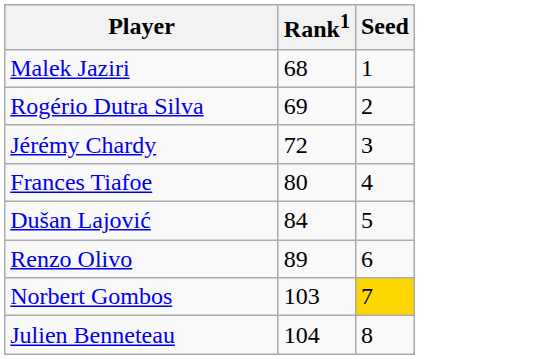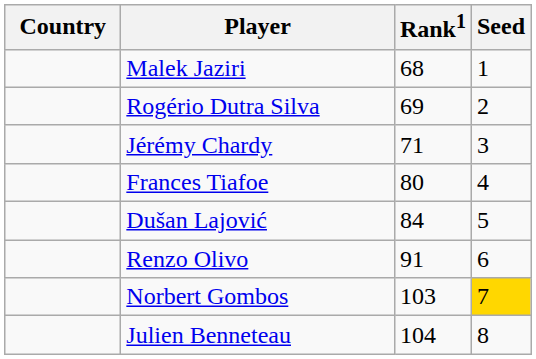+ column: (63, 26)
(296, 144) 72 -> (412, 144) 71
(296, 258) 89 -> (412, 258) 91
